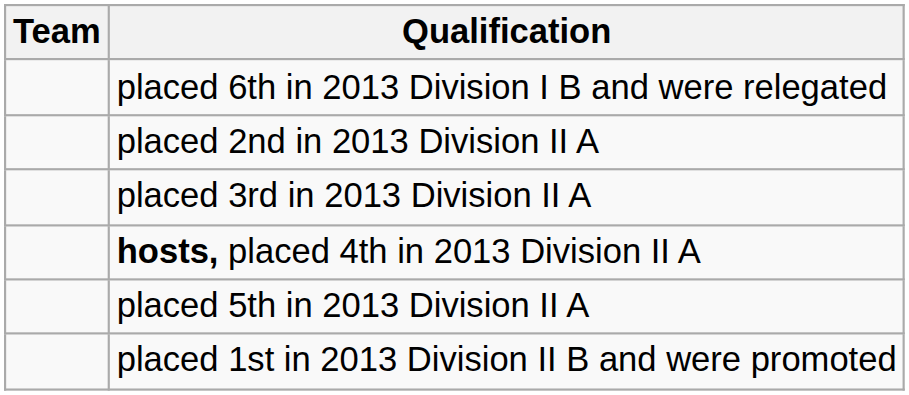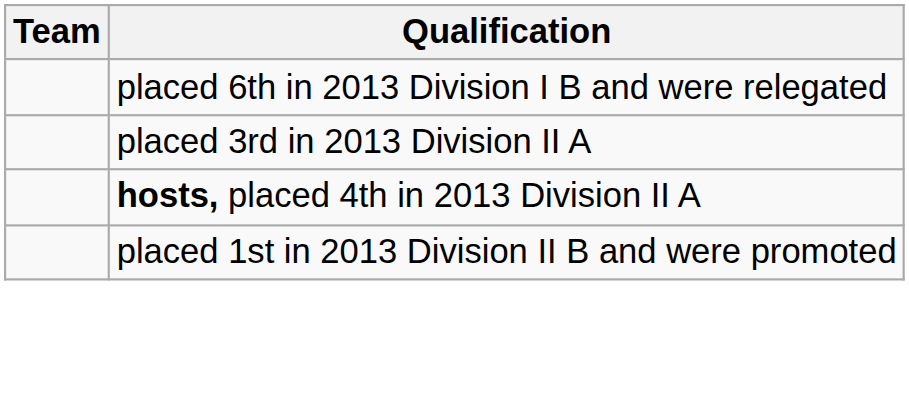- row: (358, 141)
- row: (353, 305)
